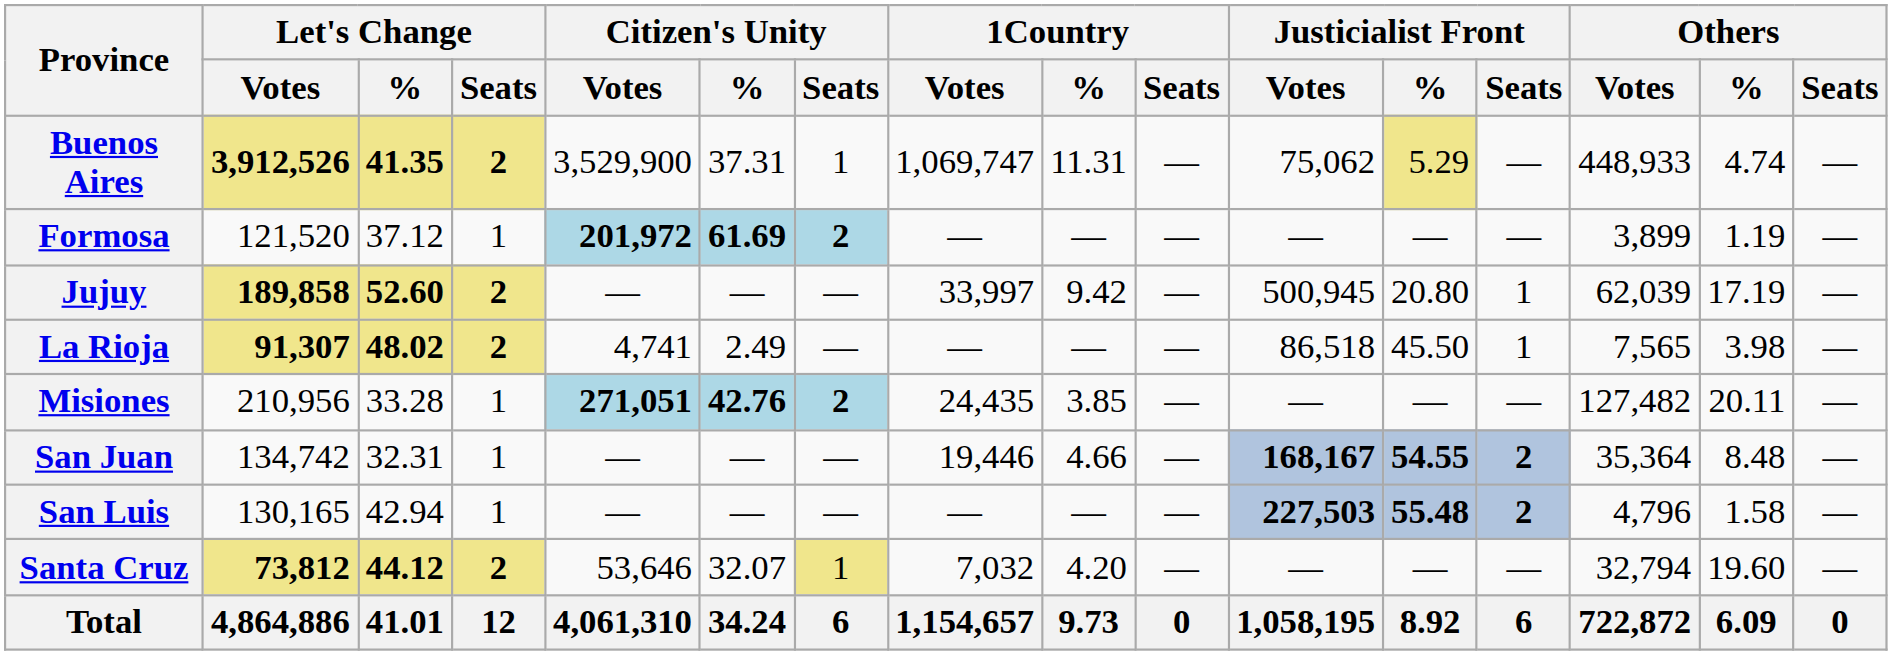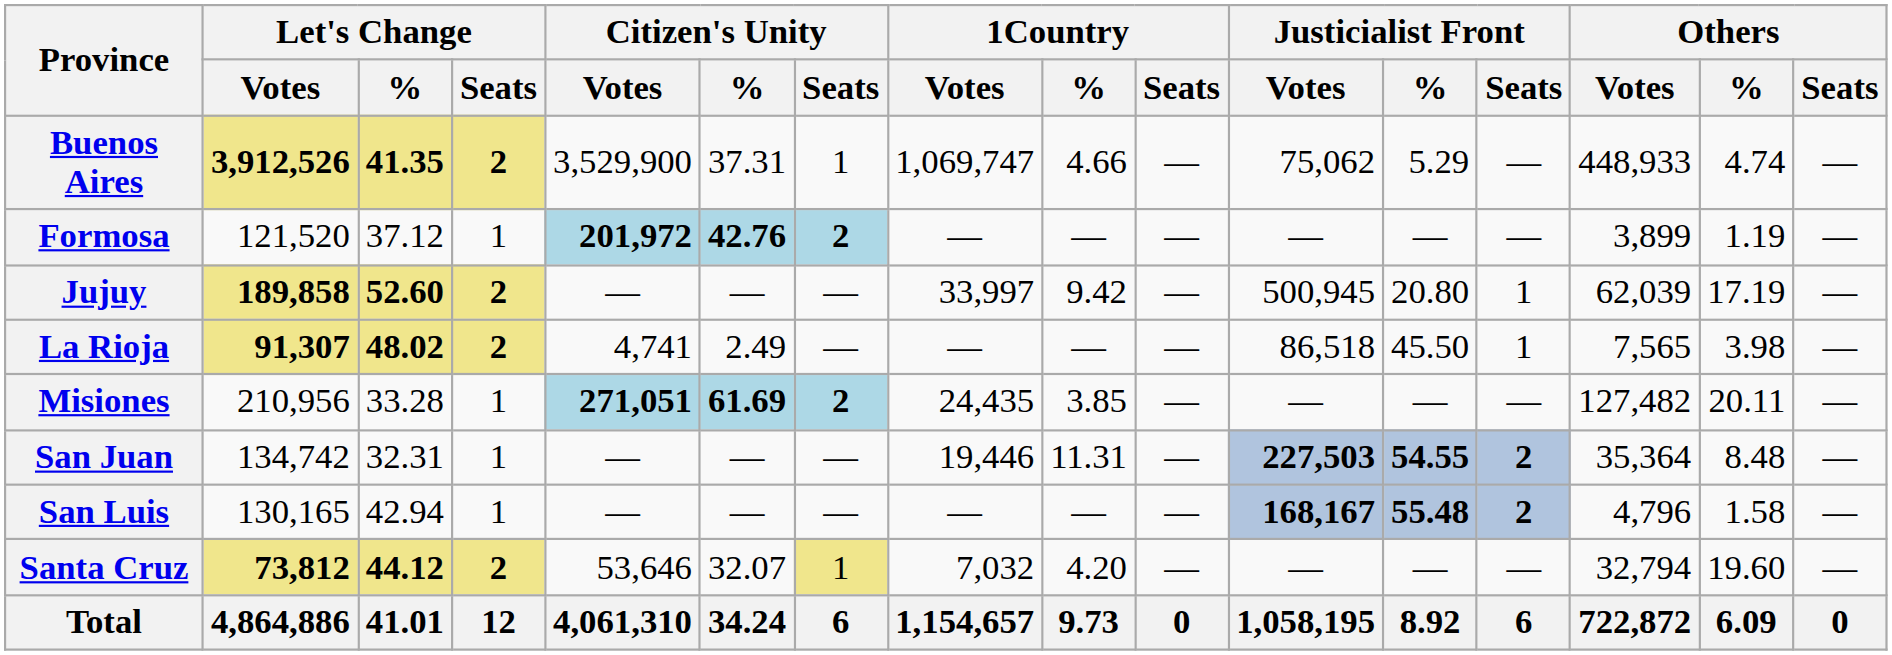(1089, 161) 11.31 -> (1097, 161) 4.66
(1439, 161) khaki background -> (1439, 161) no background
(747, 236) 61.69 -> (747, 236) 42.76
(747, 401) 42.76 -> (747, 401) 61.69
(1097, 456) 4.66 -> (1089, 456) 11.31
(1319, 456) 168,167 -> (1319, 456) 227,503
(1319, 511) 227,503 -> (1319, 511) 168,167
